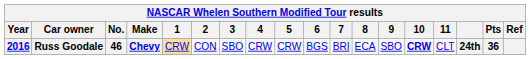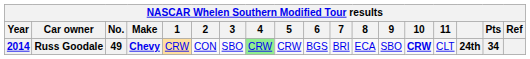(18, 46) 2016 -> (18, 46) 2014
(116, 46) 46 -> (116, 46) 49
(260, 46) no background -> (260, 46) lightgreen background
(493, 46) 36 -> (493, 46) 34
